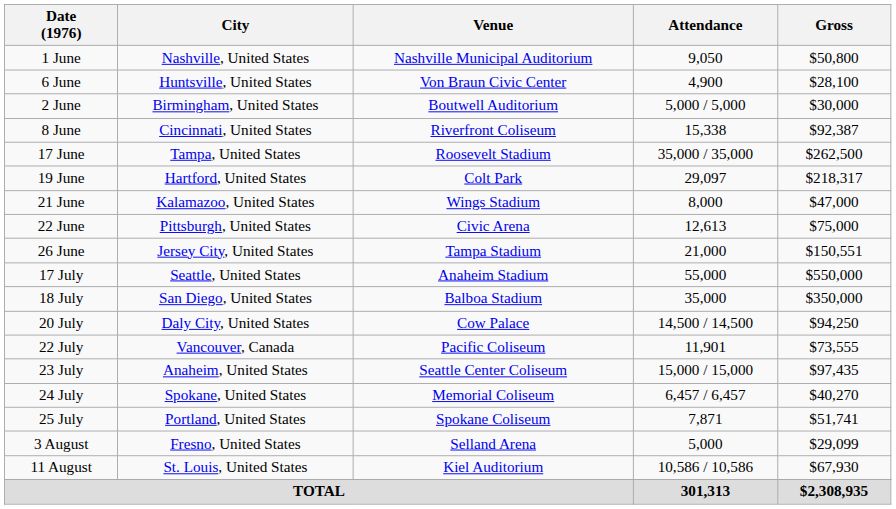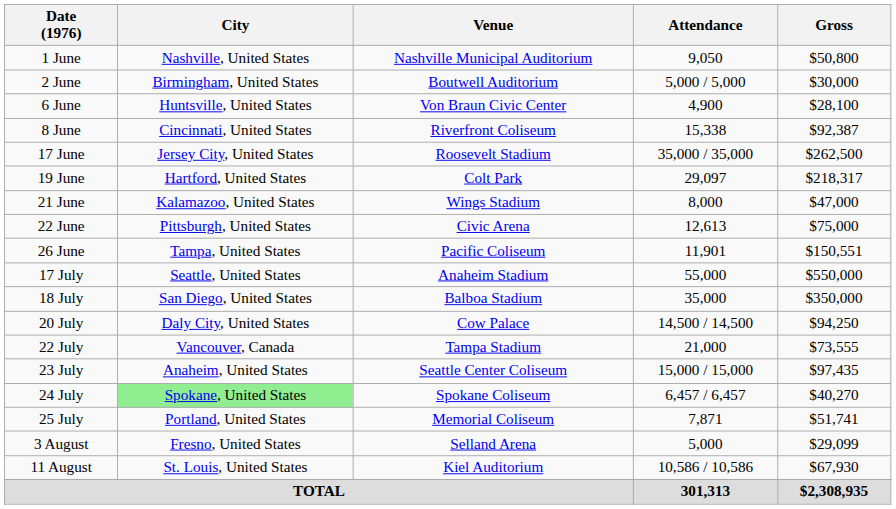rows swapped: (61, 105) <-> (61, 81)
(235, 154) Tampa, United States -> (235, 154) Jersey City, United States
(235, 250) Jersey City, United States -> (235, 250) Tampa, United States
(493, 250) Tampa Stadium -> (493, 250) Pacific Coliseum
(705, 250) 21,000 -> (705, 250) 11,901
(493, 347) Pacific Coliseum -> (493, 347) Tampa Stadium
(705, 347) 11,901 -> (705, 347) 21,000
(235, 395) no background -> (235, 395) lightgreen background
(493, 395) Memorial Coliseum -> (493, 395) Spokane Coliseum
(493, 419) Spokane Coliseum -> (493, 419) Memorial Coliseum
